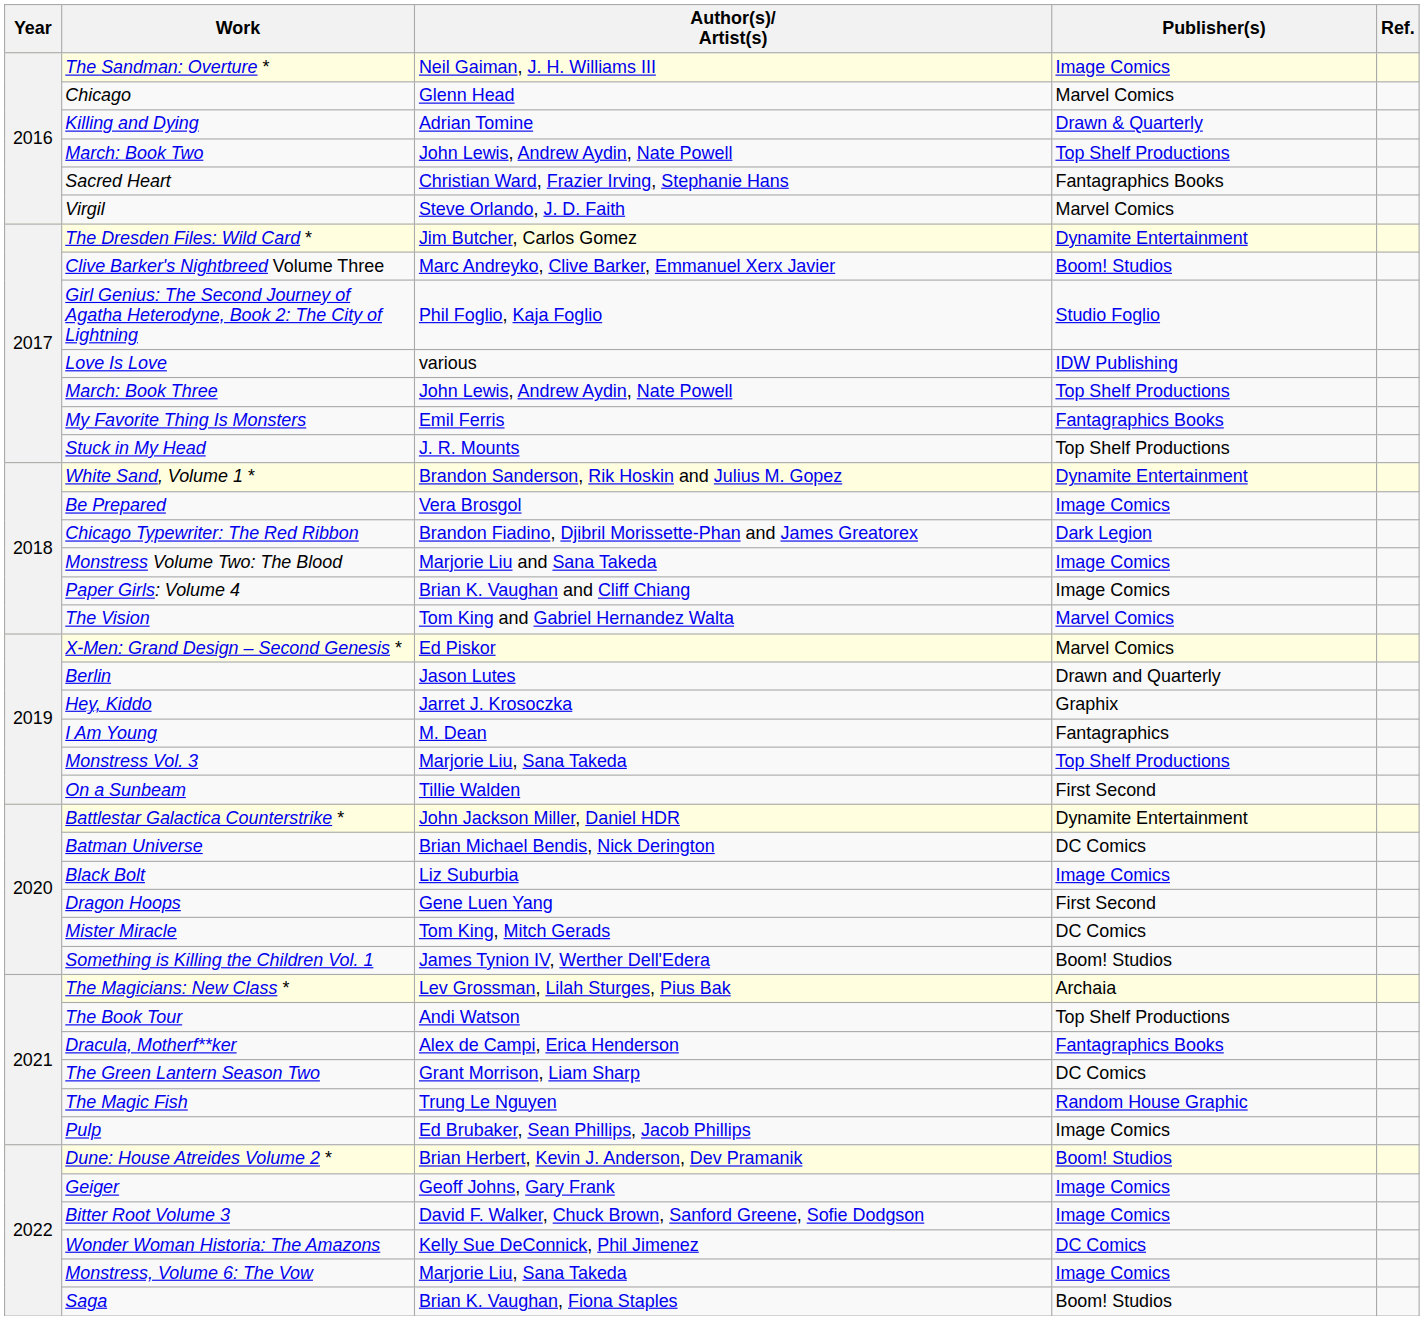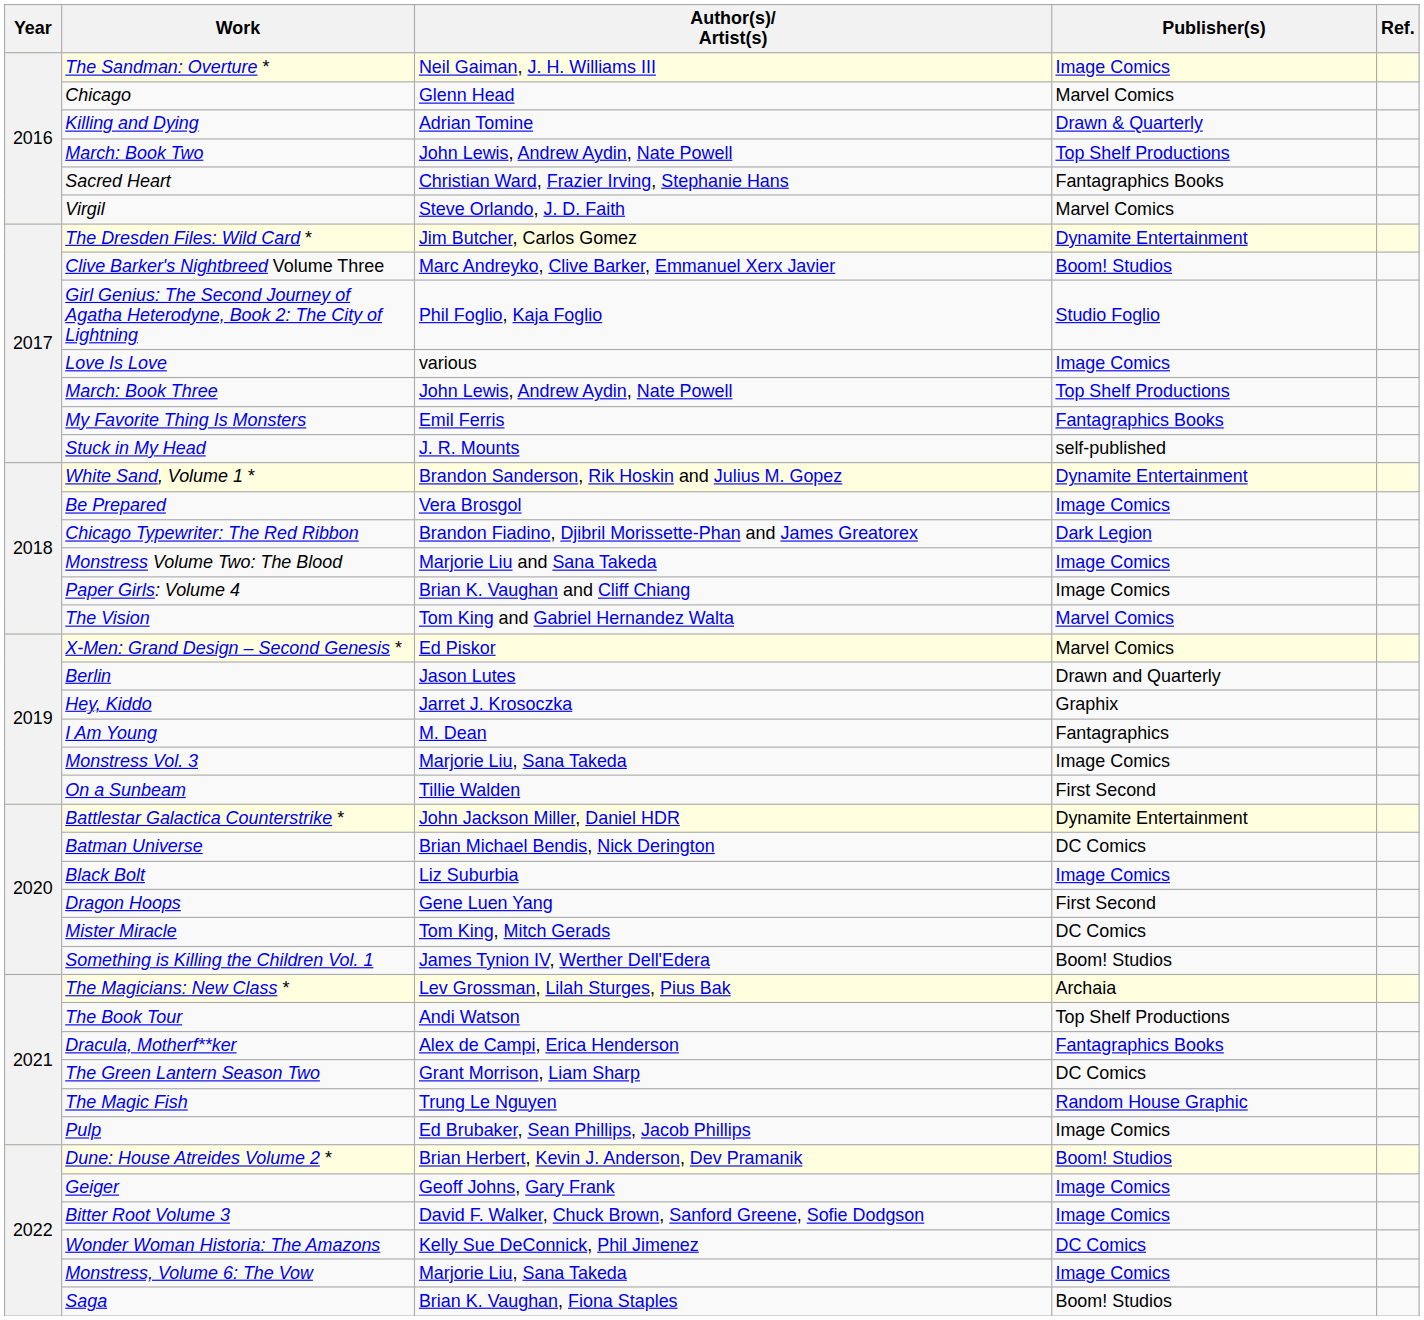(1117, 363) IDW Publishing -> (1113, 363) Image Comics
(1143, 448) Top Shelf Productions -> (1111, 448) self-published
(1143, 761) Top Shelf Productions -> (1113, 761) Image Comics
